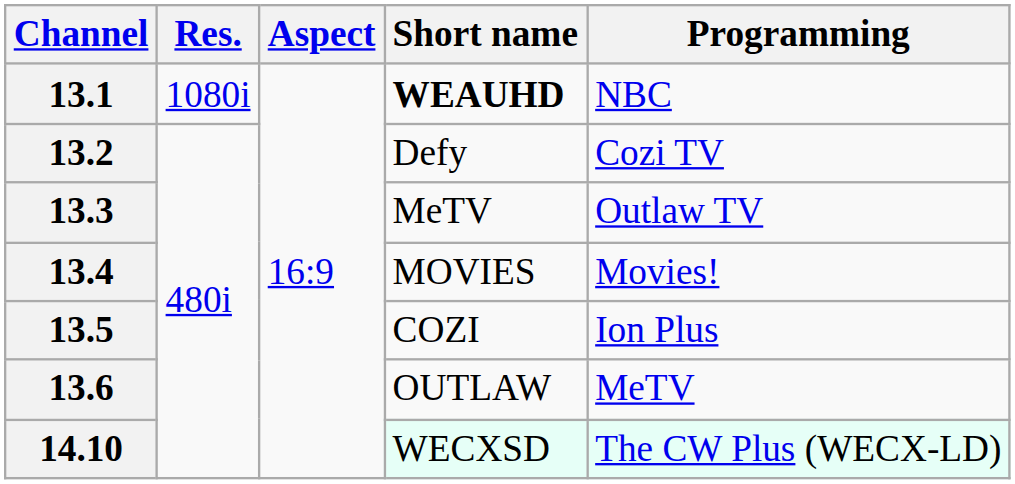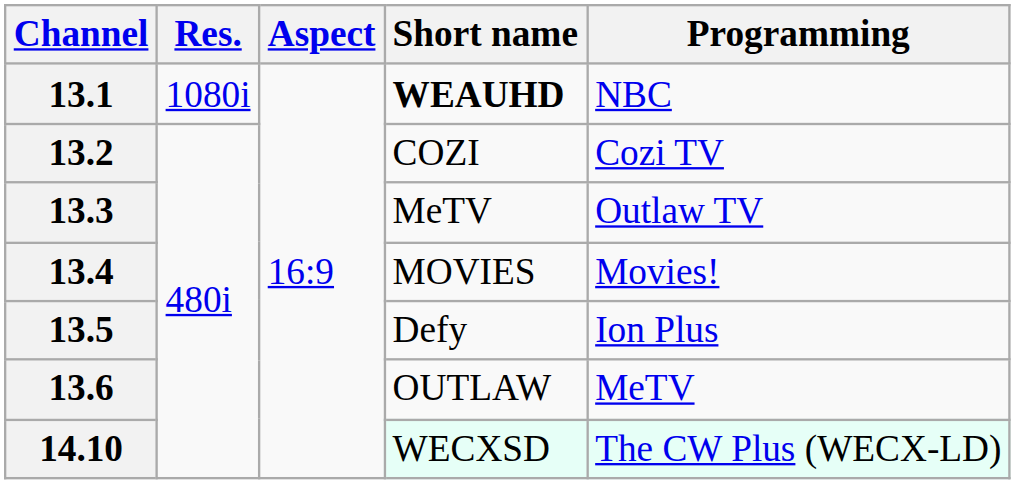(430, 152) Defy -> (436, 152) COZI
(436, 329) COZI -> (430, 329) Defy
